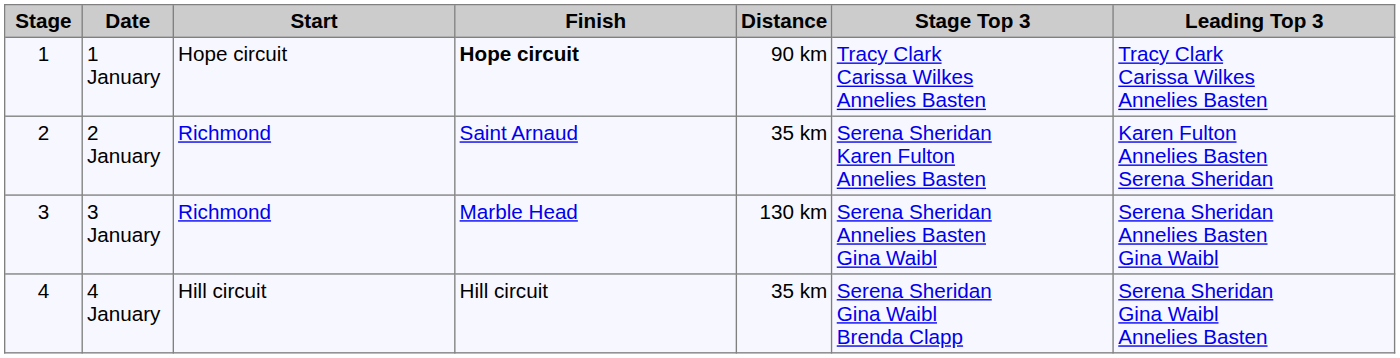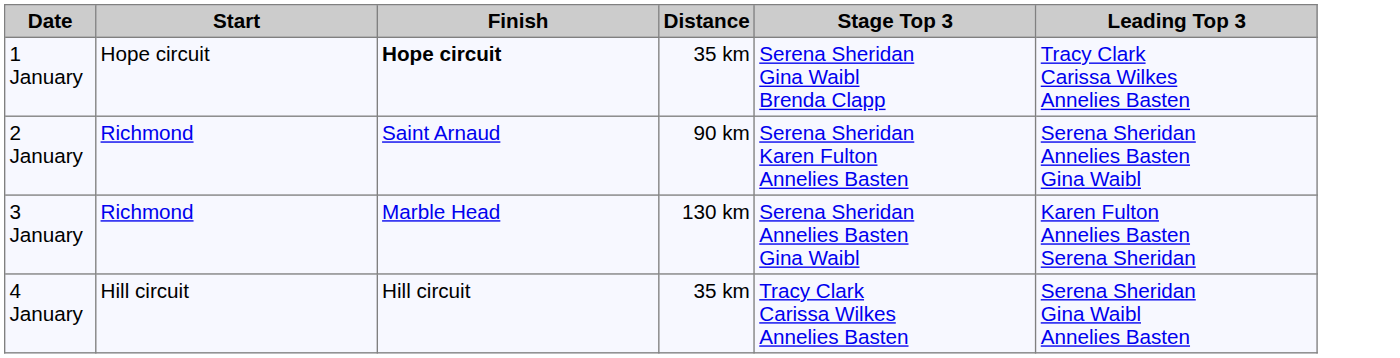- column: (43, 21)
(799, 54) 90 km -> (722, 54) 35 km
(911, 77) Tracy Clark Carissa Wilkes Annelies Basten -> (837, 77) Serena Sheridan Gina Waibl Brenda Clapp
(799, 133) 35 km -> (722, 133) 90 km
(1196, 156) Karen Fulton Annelies Basten Serena Sheridan -> (1118, 156) Serena Sheridan Annelies Basten Gina Waibl
(1196, 235) Serena Sheridan Annelies Basten Gina Waibl -> (1118, 235) Karen Fulton Annelies Basten Serena Sheridan
(914, 313) Serena Sheridan Gina Waibl Brenda Clapp -> (834, 313) Tracy Clark Carissa Wilkes Annelies Basten
